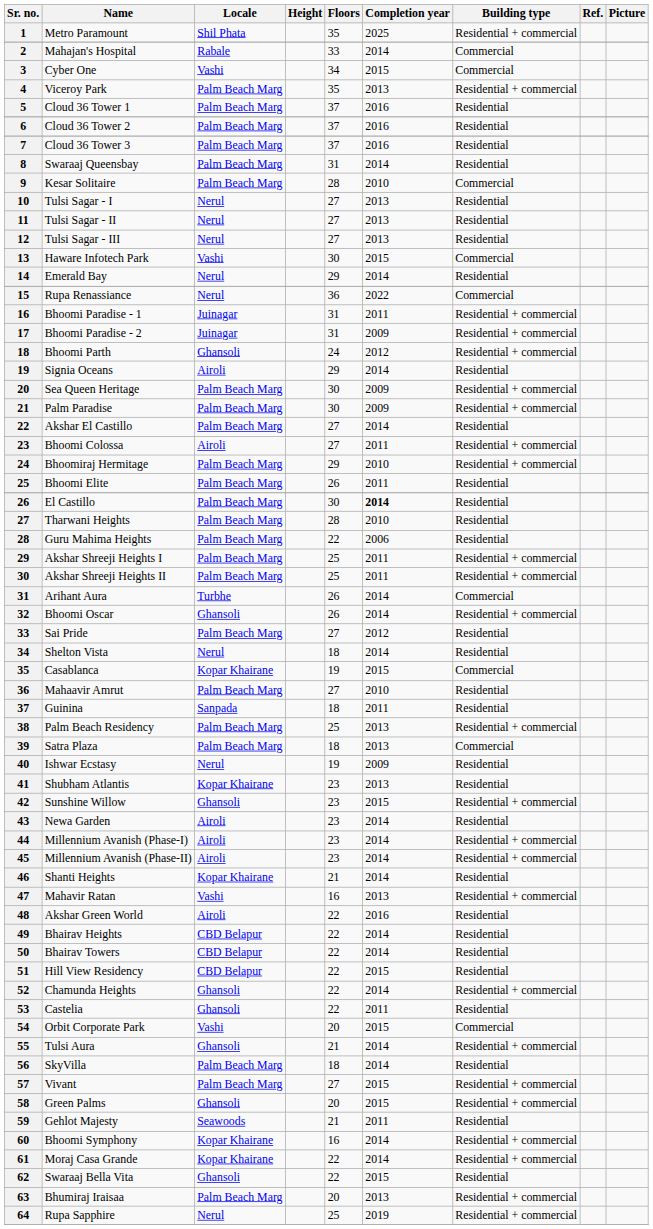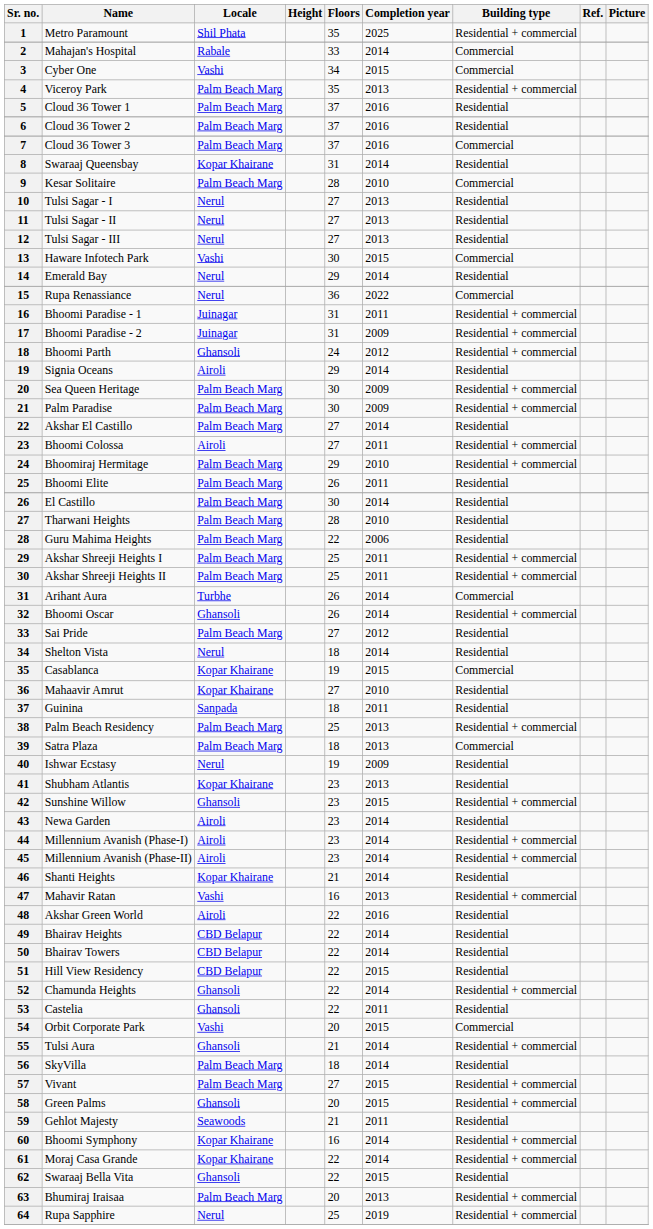(482, 145) Residential -> (485, 145) Commercial
(240, 164) Palm Beach Marg -> (235, 164) Kopar Khairane
(377, 502) bold -> (377, 502) normal
(240, 689) Palm Beach Marg -> (235, 689) Kopar Khairane
